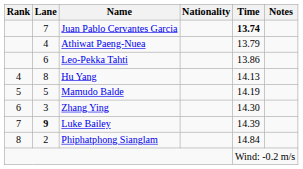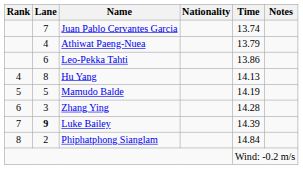(248, 28) bold -> (248, 28) normal
(248, 108) 14.30 -> (248, 108) 14.28
